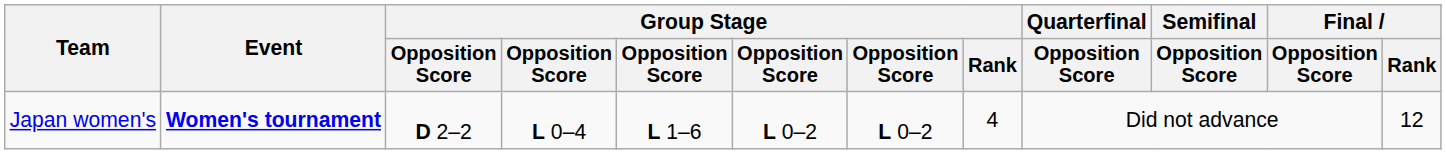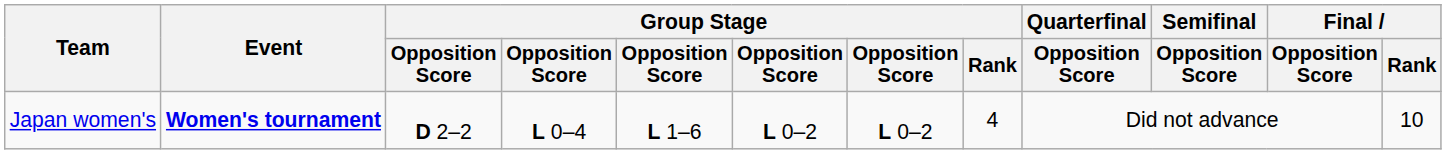(1412, 121) 12 -> (1412, 121) 10
